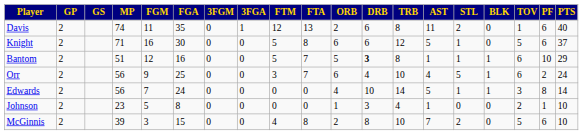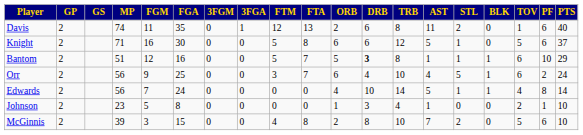(519, 91) 3 -> (519, 91) 4
